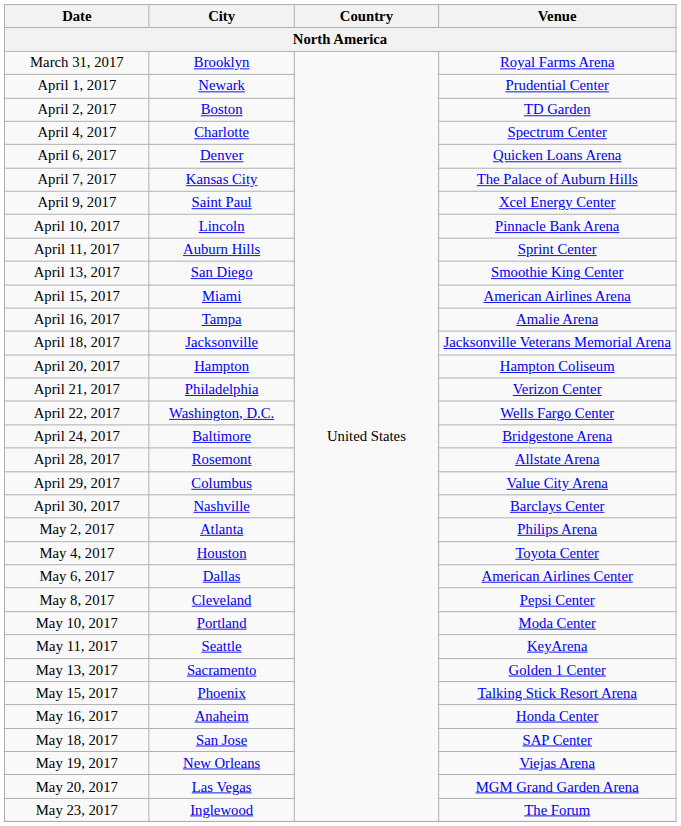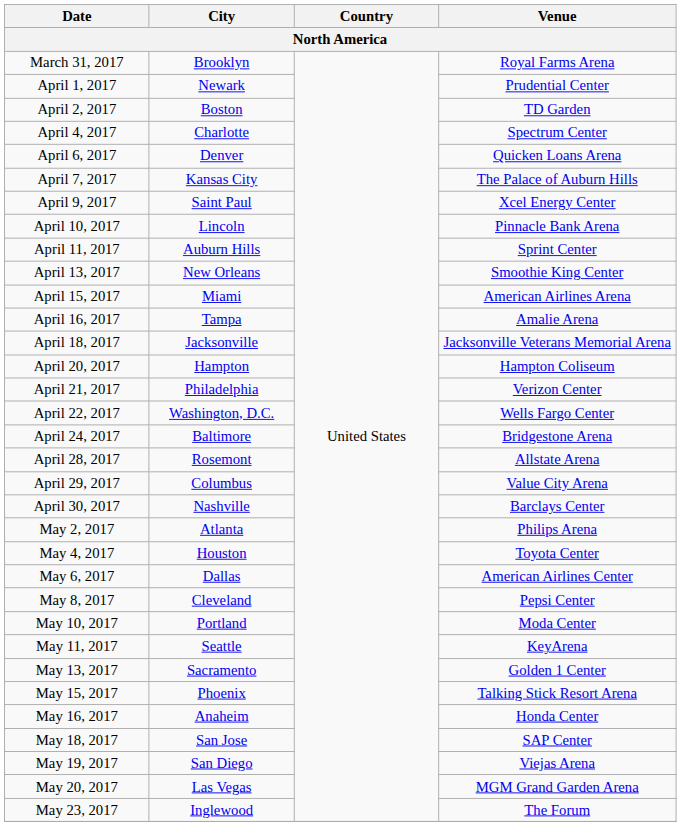(222, 272) San Diego -> (222, 272) New Orleans
(222, 763) New Orleans -> (222, 763) San Diego
